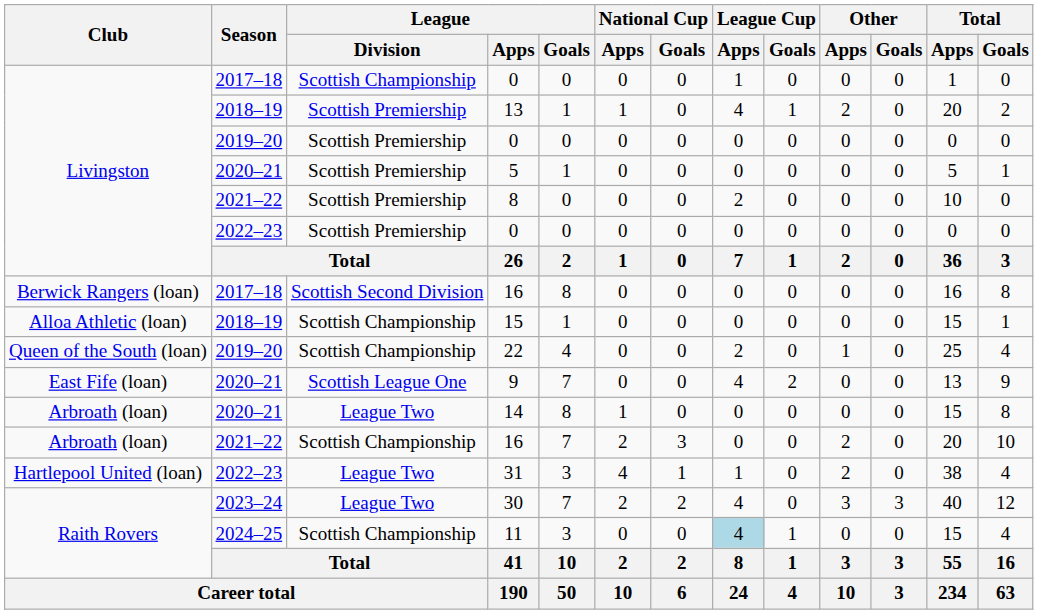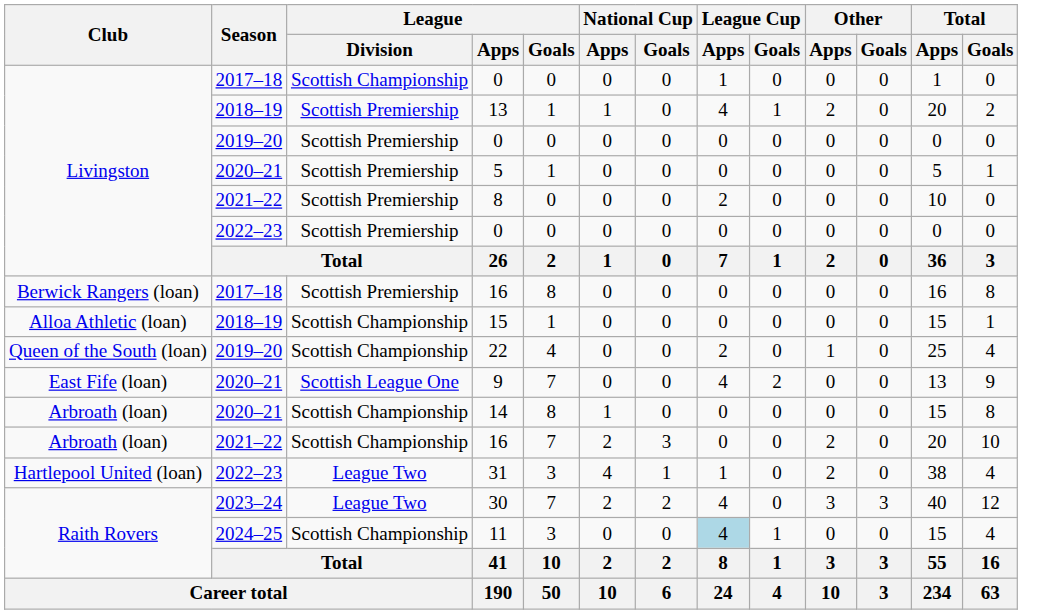(387, 291) Scottish Second Division -> (380, 291) Scottish Premiership
(387, 412) League Two -> (380, 412) Scottish Championship
